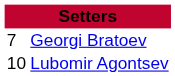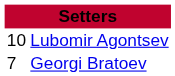rows swapped: (88, 40) <-> (100, 64)
